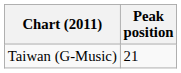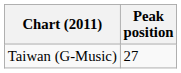(131, 56) 21 -> (131, 56) 27
